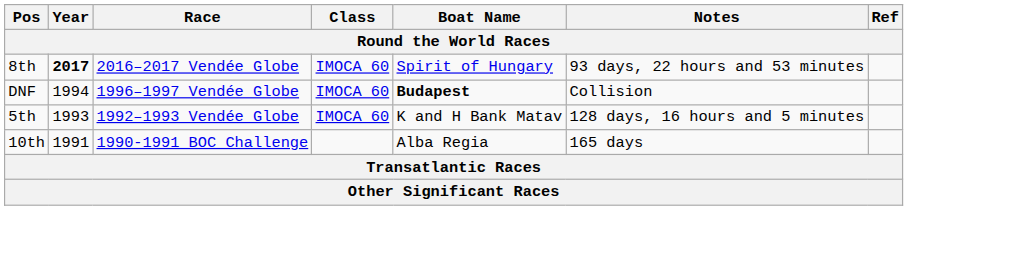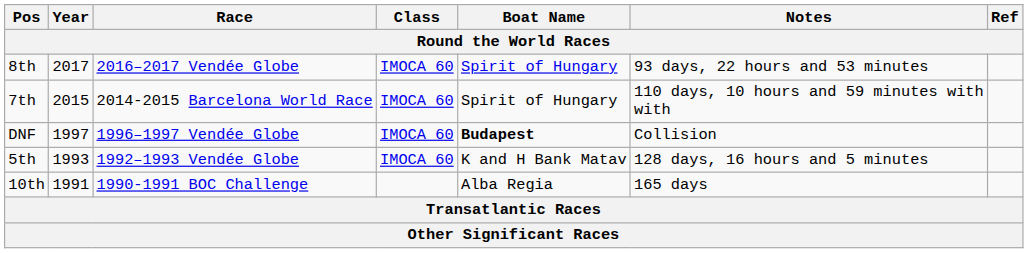(71, 67) bold -> (71, 67) normal
+ row: (22, 101)
(71, 92) 1994 -> (71, 135) 1997
